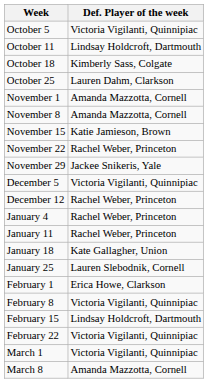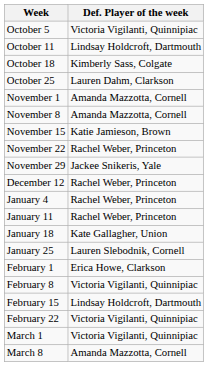- row: (33, 183)
